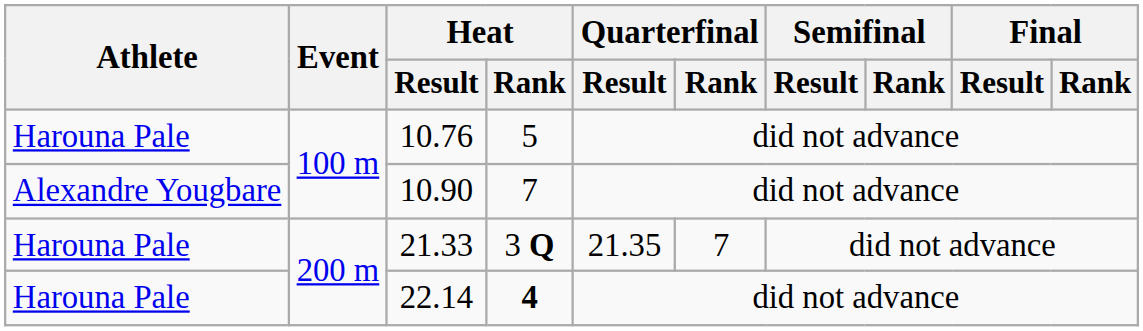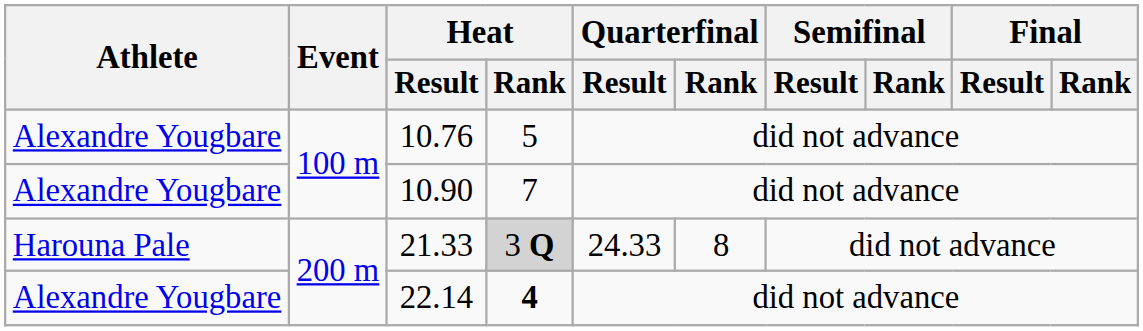(101, 136) Harouna Pale -> (147, 136) Alexandre Yougbare
(530, 244) no background -> (530, 244) lightgrey background
(624, 244) 21.35 -> (624, 244) 24.33
(721, 244) 7 -> (721, 244) 8
(101, 298) Harouna Pale -> (147, 298) Alexandre Yougbare
